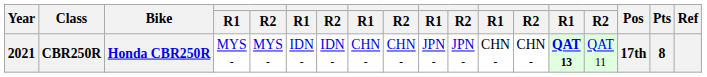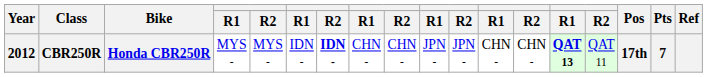(21, 52) 2021 -> (21, 52) 2012
(333, 52) normal -> (333, 52) bold
(662, 52) 8 -> (663, 52) 7
